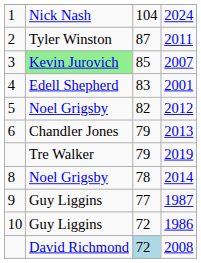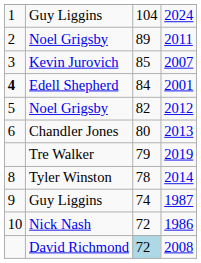(60, 16) Nick Nash -> (66, 16) Guy Liggins
(70, 39) Tyler Winston -> (69, 39) Noel Grigsby
(143, 39) 87 -> (143, 39) 89
(74, 62) lightgreen background -> (74, 62) no background
(11, 85) normal -> (11, 85) bold
(143, 85) 83 -> (143, 85) 84
(143, 131) 79 -> (143, 131) 80
(69, 177) Noel Grigsby -> (70, 177) Tyler Winston
(143, 200) 77 -> (143, 200) 74
(66, 223) Guy Liggins -> (60, 223) Nick Nash
